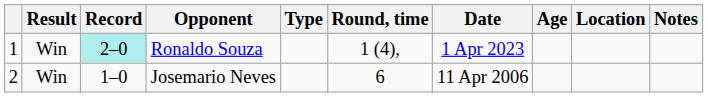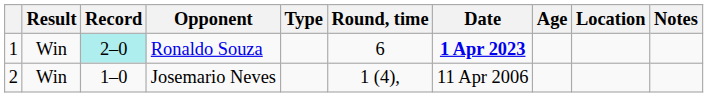(380, 48) 1 (4), -> (380, 48) 6
(483, 48) normal -> (483, 48) bold
(380, 77) 6 -> (380, 77) 1 (4),
